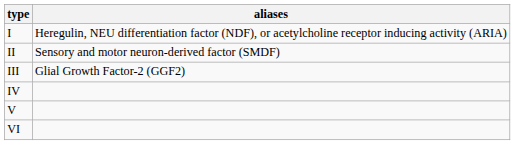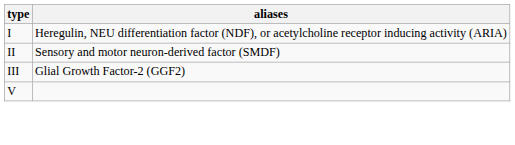- row: (14, 91)
- row: (14, 129)
